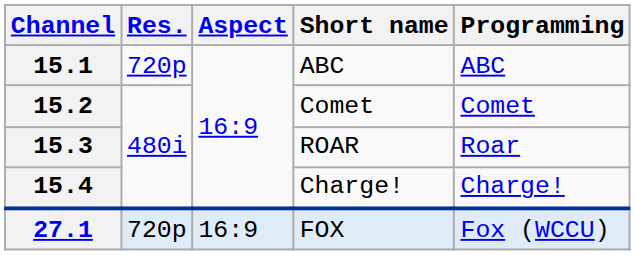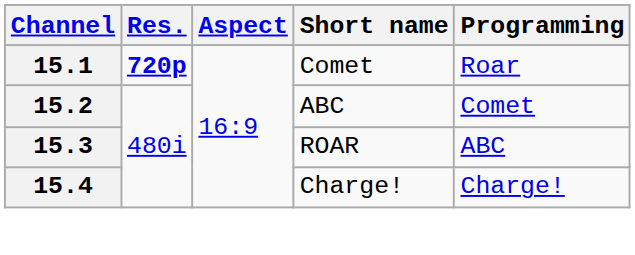(157, 66) normal -> (157, 66) bold
(322, 66) ABC -> (337, 66) Comet
(483, 66) ABC -> (490, 66) Roar
(337, 106) Comet -> (322, 106) ABC
(490, 147) Roar -> (483, 147) ABC
- row: (63, 229)
